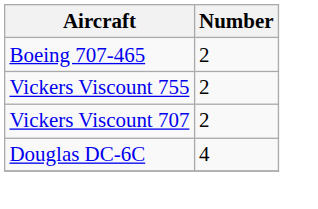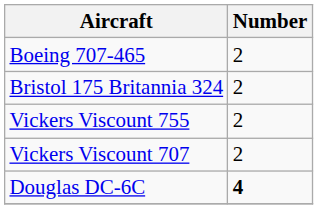+ row: (116, 87)
(204, 154) normal -> (238, 187) bold
